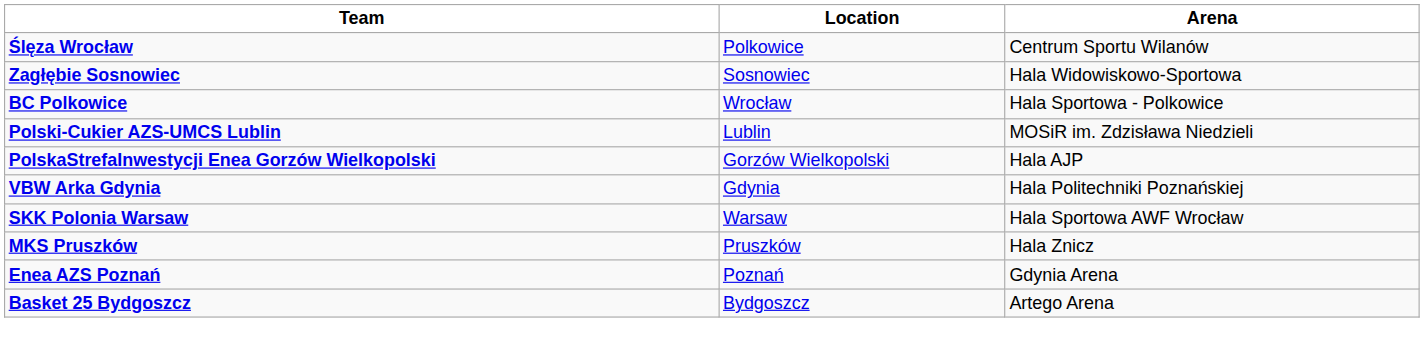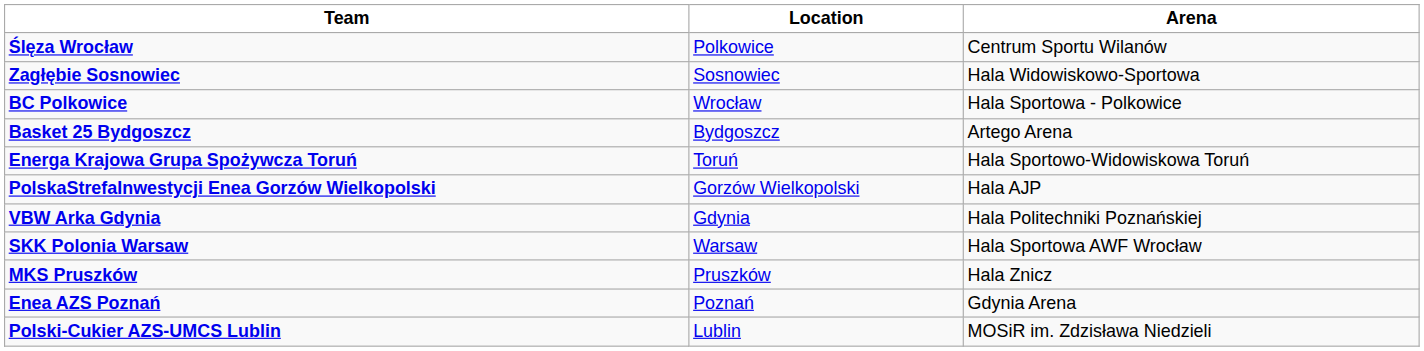rows swapped: (100, 302) <-> (145, 132)
+ row: (183, 160)
